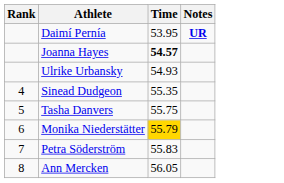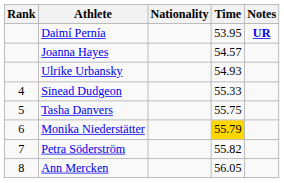+ column: (180, 14)
(164, 52) bold -> (228, 52) normal
(164, 91) 55.35 -> (228, 91) 55.33
(164, 149) 55.83 -> (228, 149) 55.82
